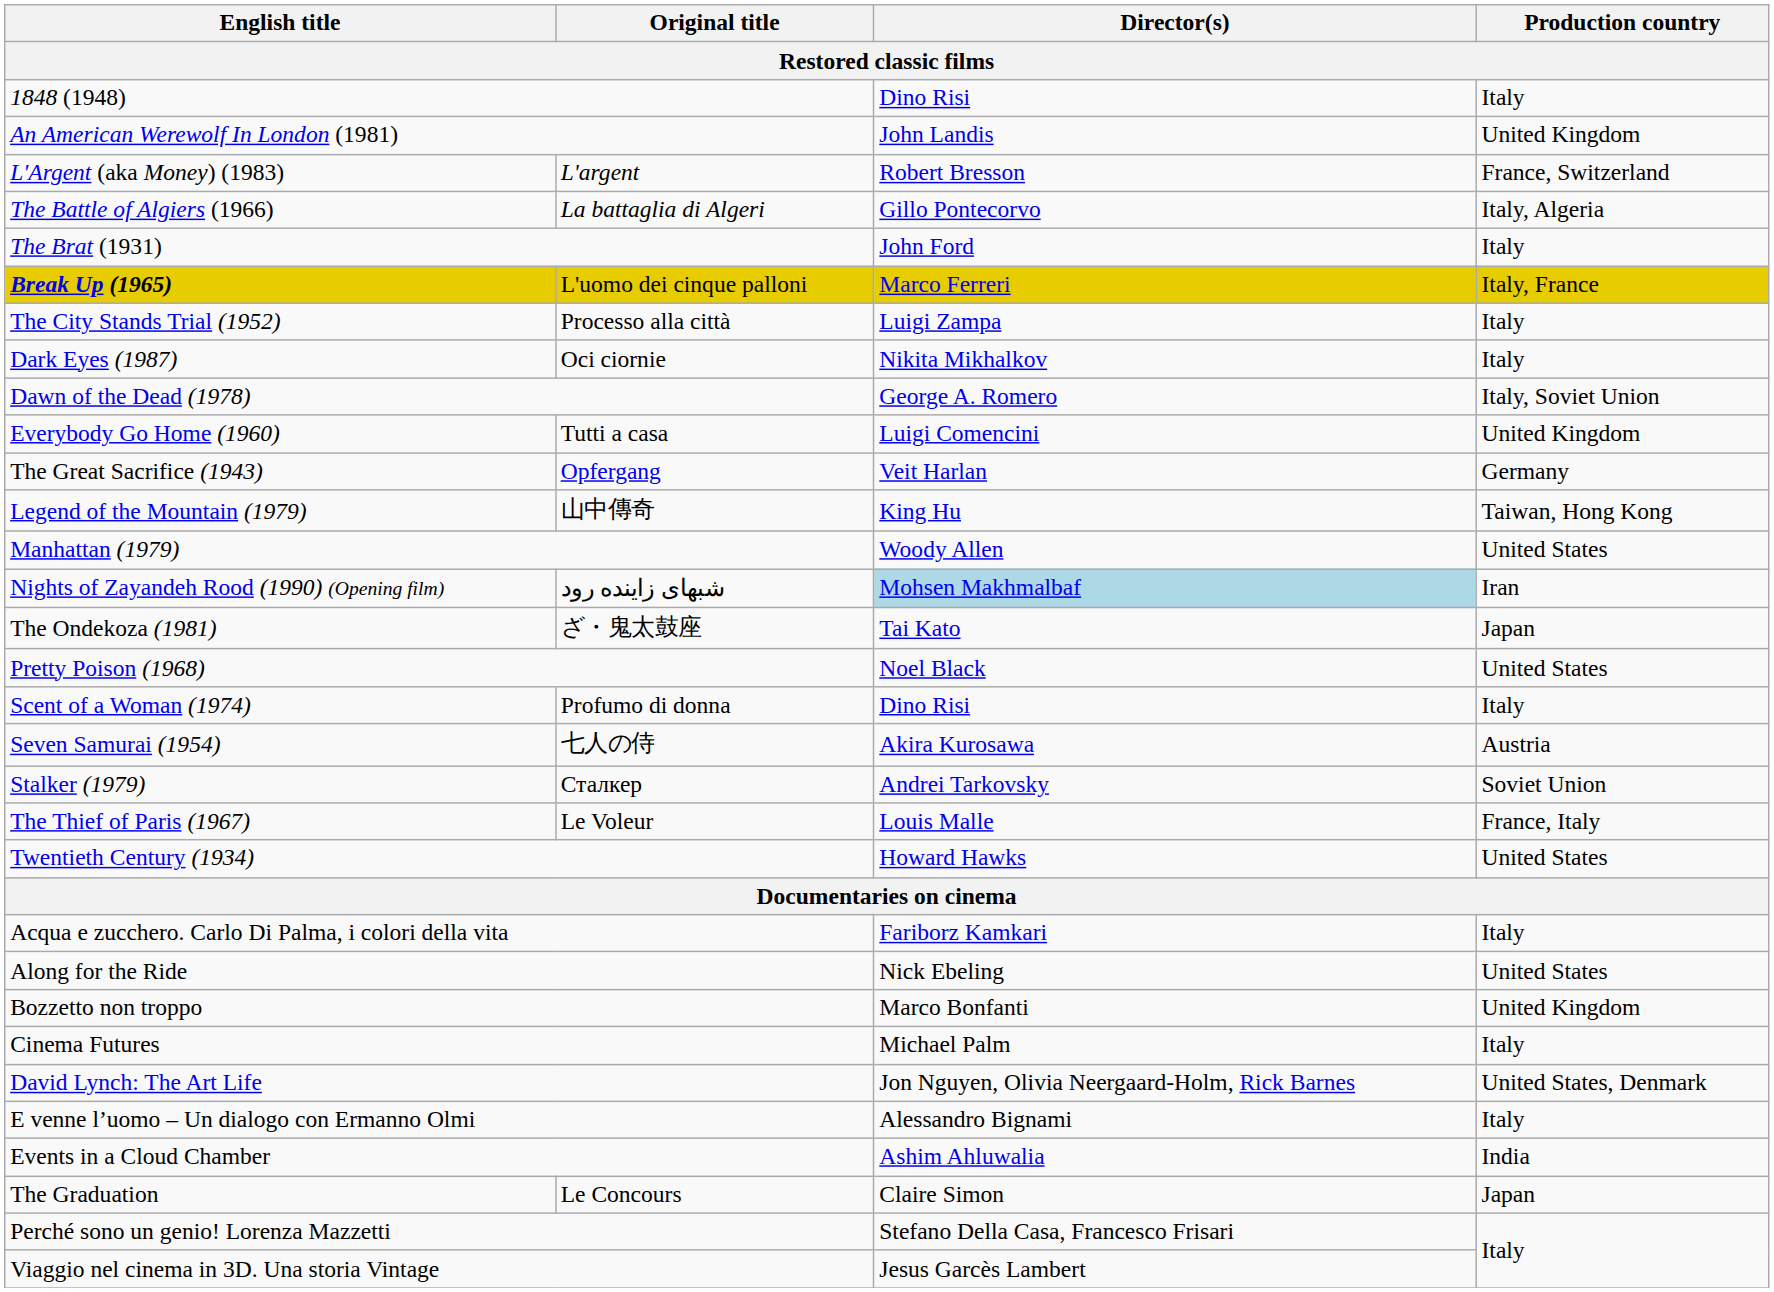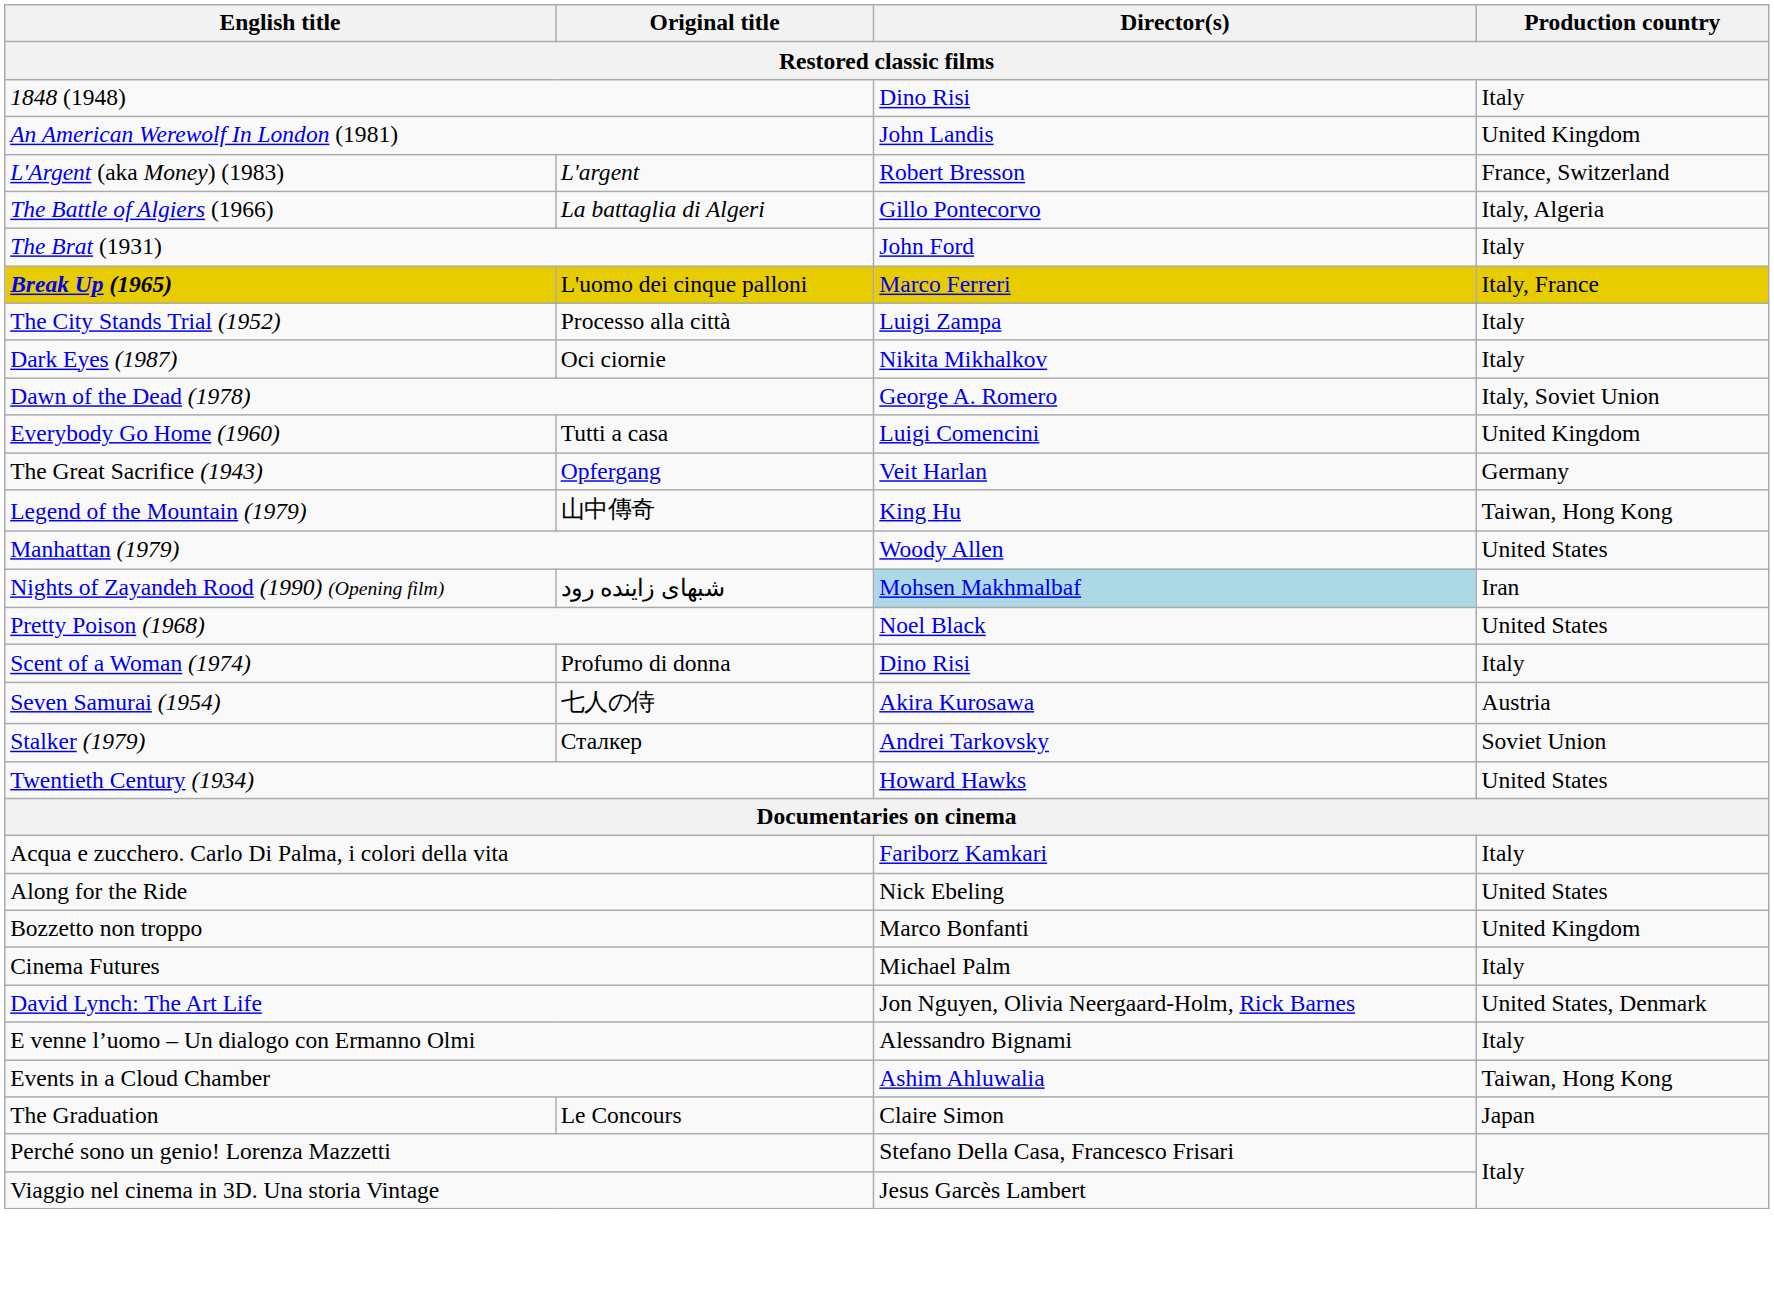- row: (113, 628)
- row: (130, 821)
(1506, 1156) India -> (1577, 1077) Taiwan, Hong Kong
